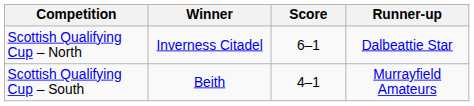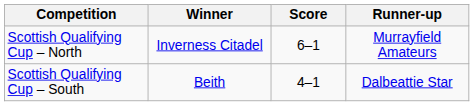(407, 44) Dalbeattie Star -> (407, 44) Murrayfield Amateurs
(407, 82) Murrayfield Amateurs -> (407, 82) Dalbeattie Star
